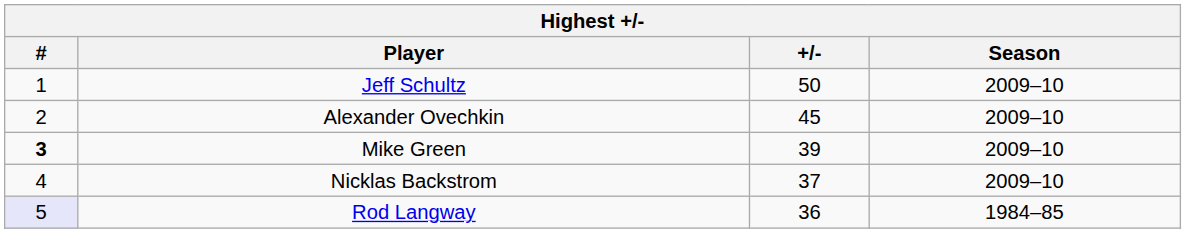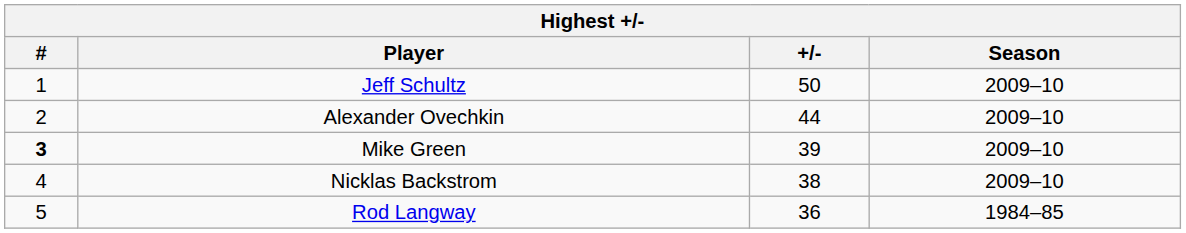(809, 117) 45 -> (809, 117) 44
(809, 181) 37 -> (809, 181) 38
(41, 213) lavender background -> (41, 213) no background
